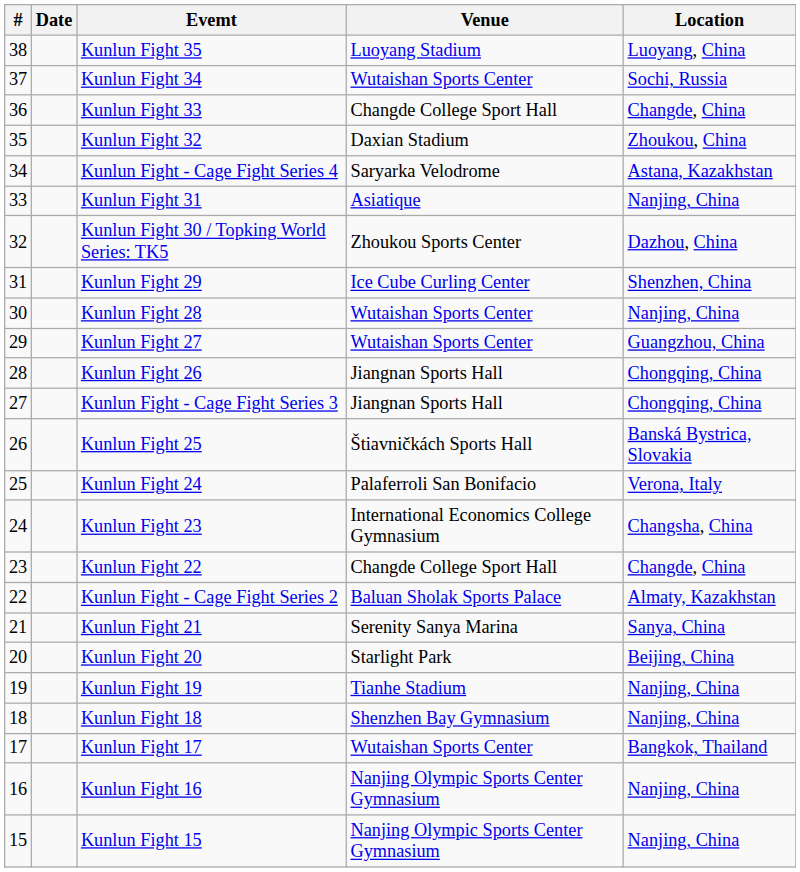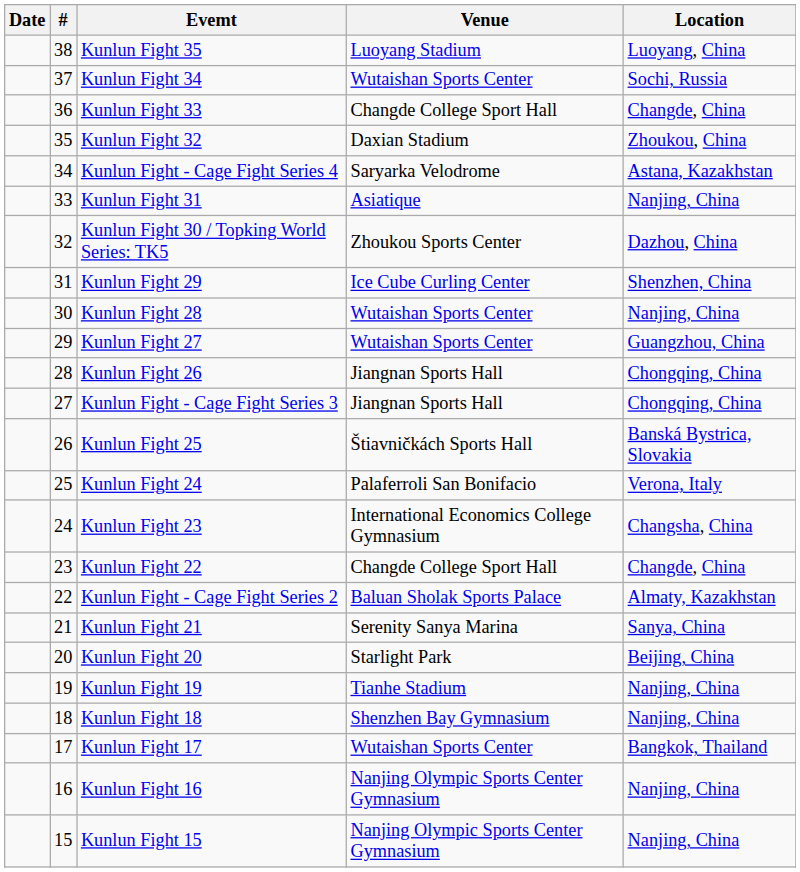columns swapped: (18, 19) <-> (54, 19)
